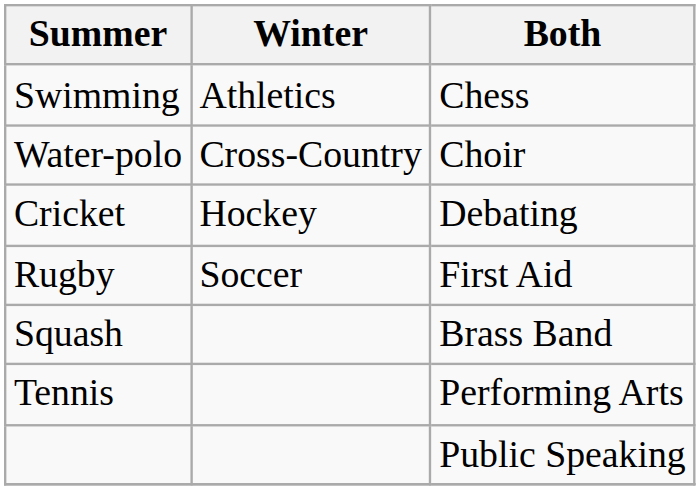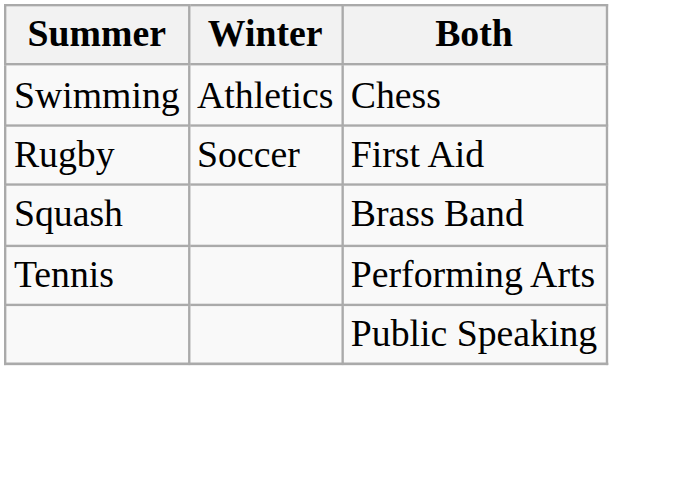- row: (98, 154)
- row: (69, 214)
